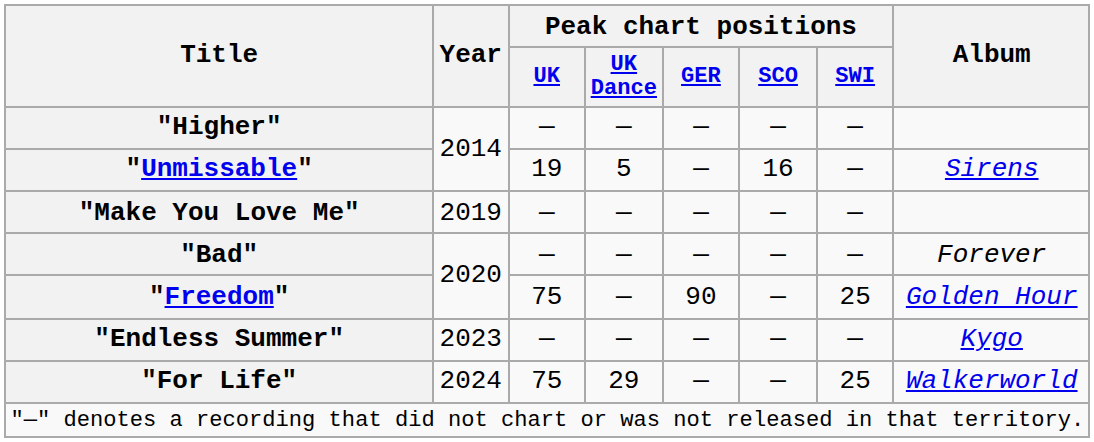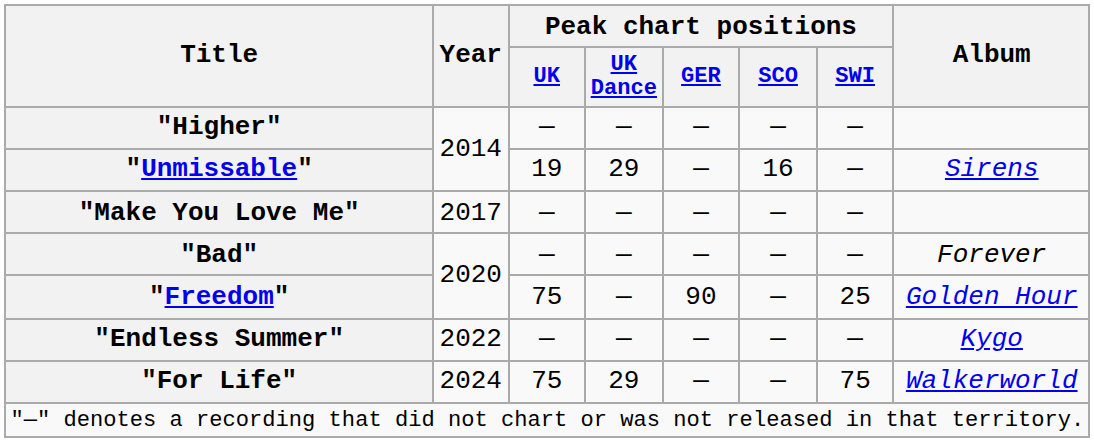(624, 170) 5 -> (624, 170) 29
(471, 212) 2019 -> (471, 212) 2017
(471, 339) 2023 -> (471, 339) 2022
(855, 382) 25 -> (855, 382) 75
